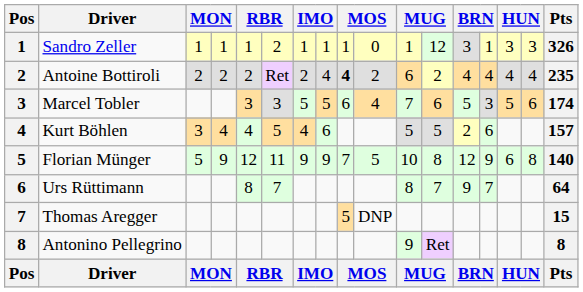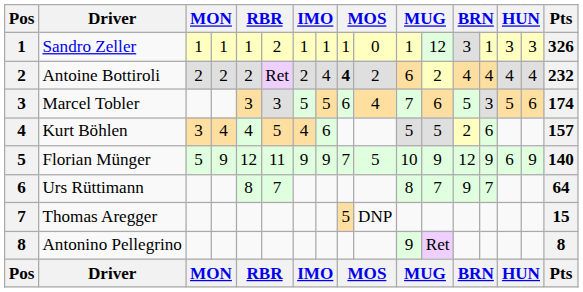(561, 74) 235 -> (561, 74) 232
(438, 159) 8 -> (438, 159) 9
(533, 159) 8 -> (533, 159) 9
